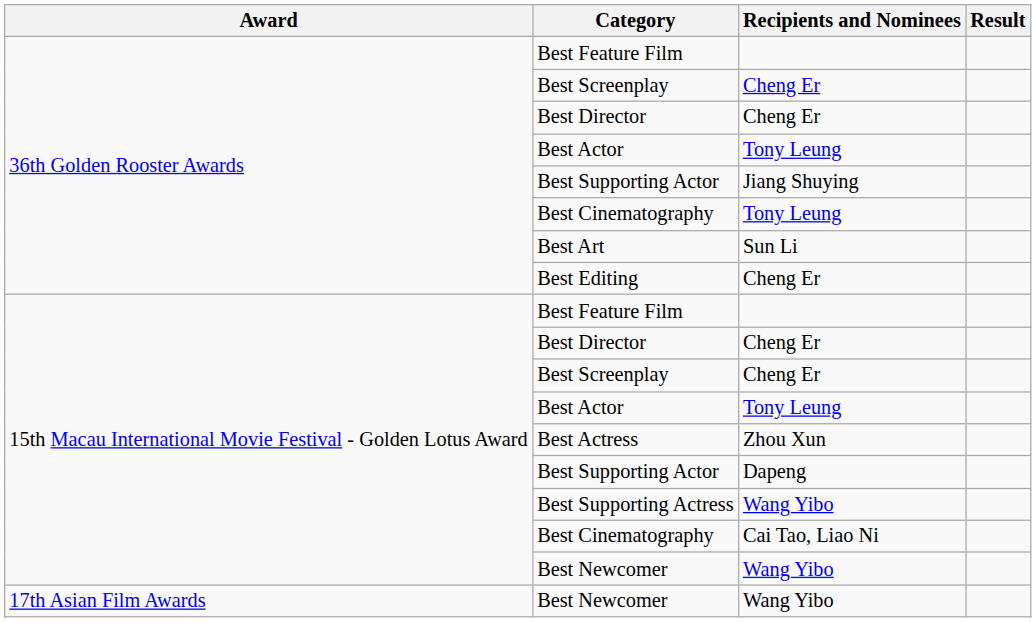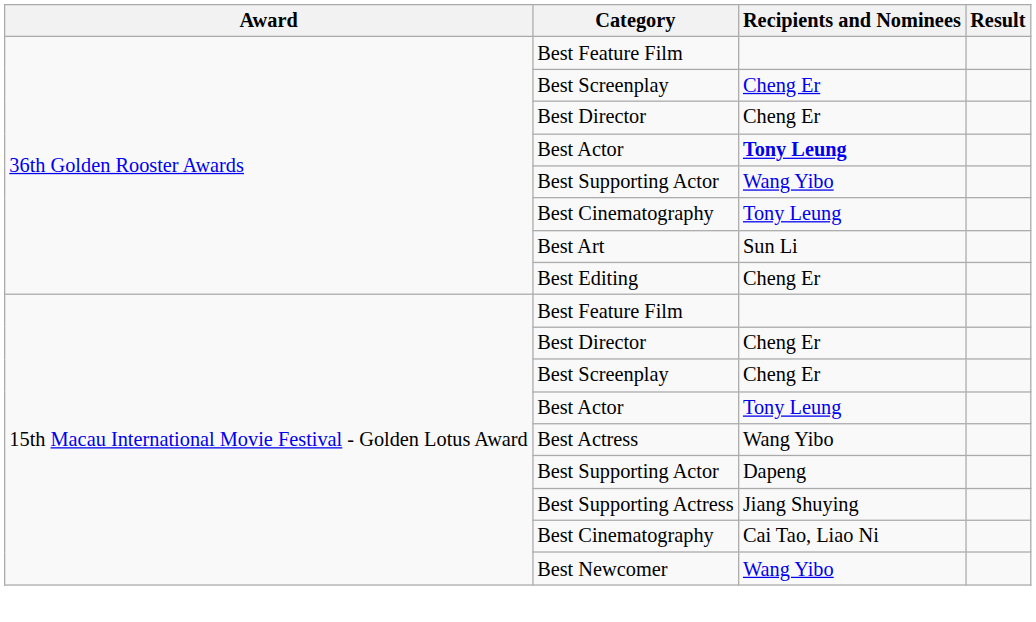(792, 149) normal -> (795, 149) bold
(801, 181) Jiang Shuying -> (788, 181) Wang Yibo
(784, 439) Zhou Xun -> (788, 439) Wang Yibo
(788, 504) Wang Yibo -> (801, 504) Jiang Shuying
- row: (107, 600)
